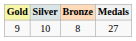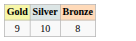- column: (113, 12)
